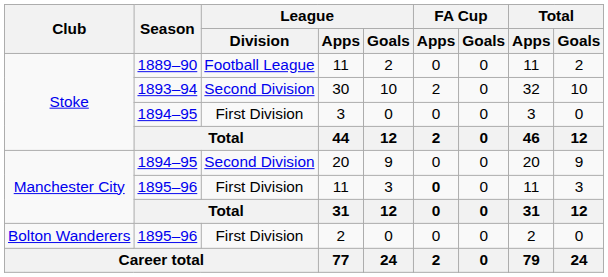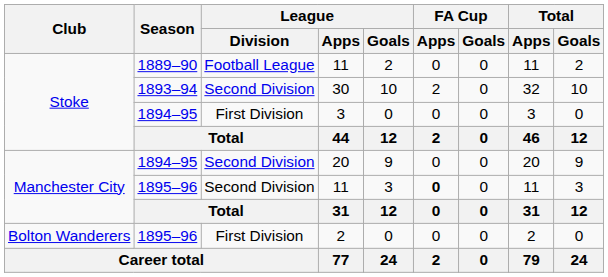(259, 187) First Division -> (259, 187) Second Division
